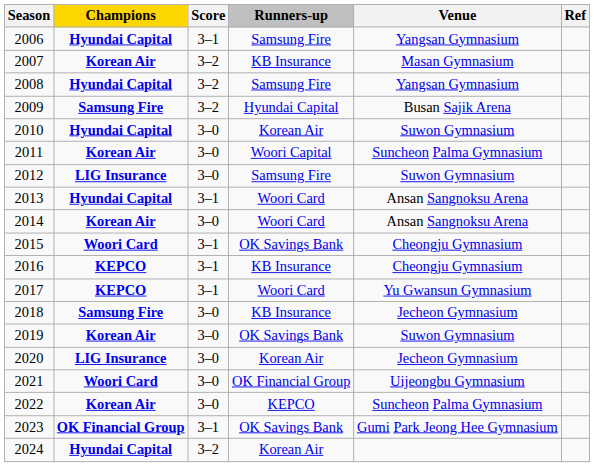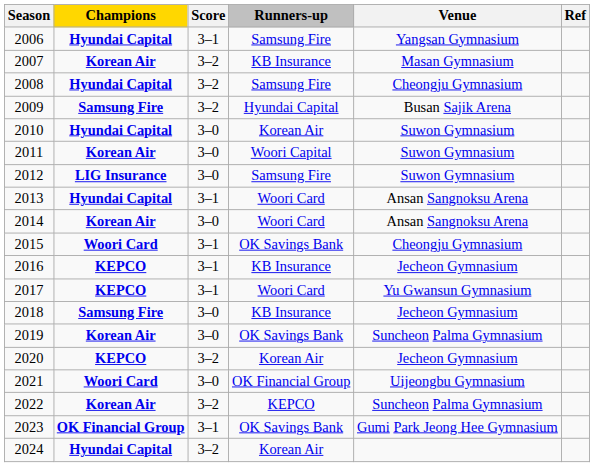(457, 84) Yangsan Gymnasium -> (457, 84) Cheongju Gymnasium
(457, 152) Suncheon Palma Gymnasium -> (457, 152) Suwon Gymnasium
(457, 267) Cheongju Gymnasium -> (457, 267) Jecheon Gymnasium
(457, 335) Suwon Gymnasium -> (457, 335) Suncheon Palma Gymnasium
(121, 358) LIG Insurance -> (121, 358) KEPCO
(208, 358) 3–0 -> (208, 358) 3–2
(208, 404) 3–0 -> (208, 404) 3–2
